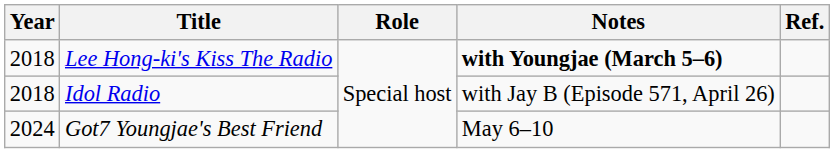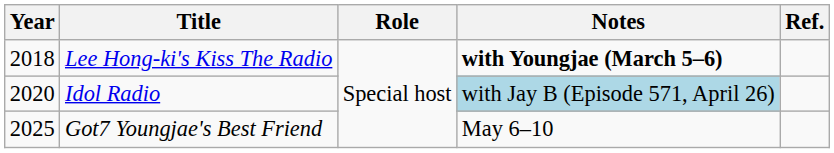(32, 93) 2018 -> (32, 93) 2020
(618, 93) no background -> (618, 93) lightblue background
(32, 128) 2024 -> (32, 128) 2025
